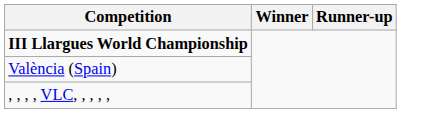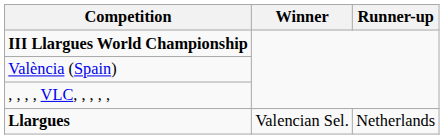+ row: (39, 120)
